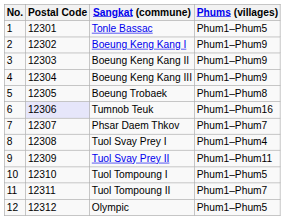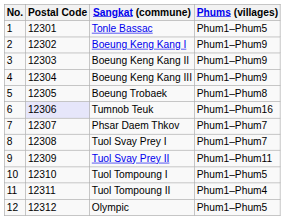(232, 142) Phum1–Phum4 -> (232, 142) Phum1–Phum7
(232, 191) Phum1–Phum7 -> (232, 191) Phum1–Phum4
